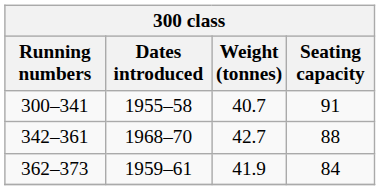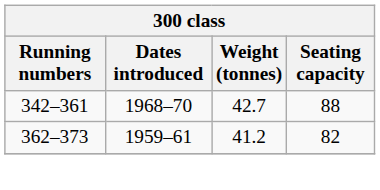- row: (55, 105)
(249, 168) 41.9 -> (249, 137) 41.2
(330, 168) 84 -> (330, 137) 82
